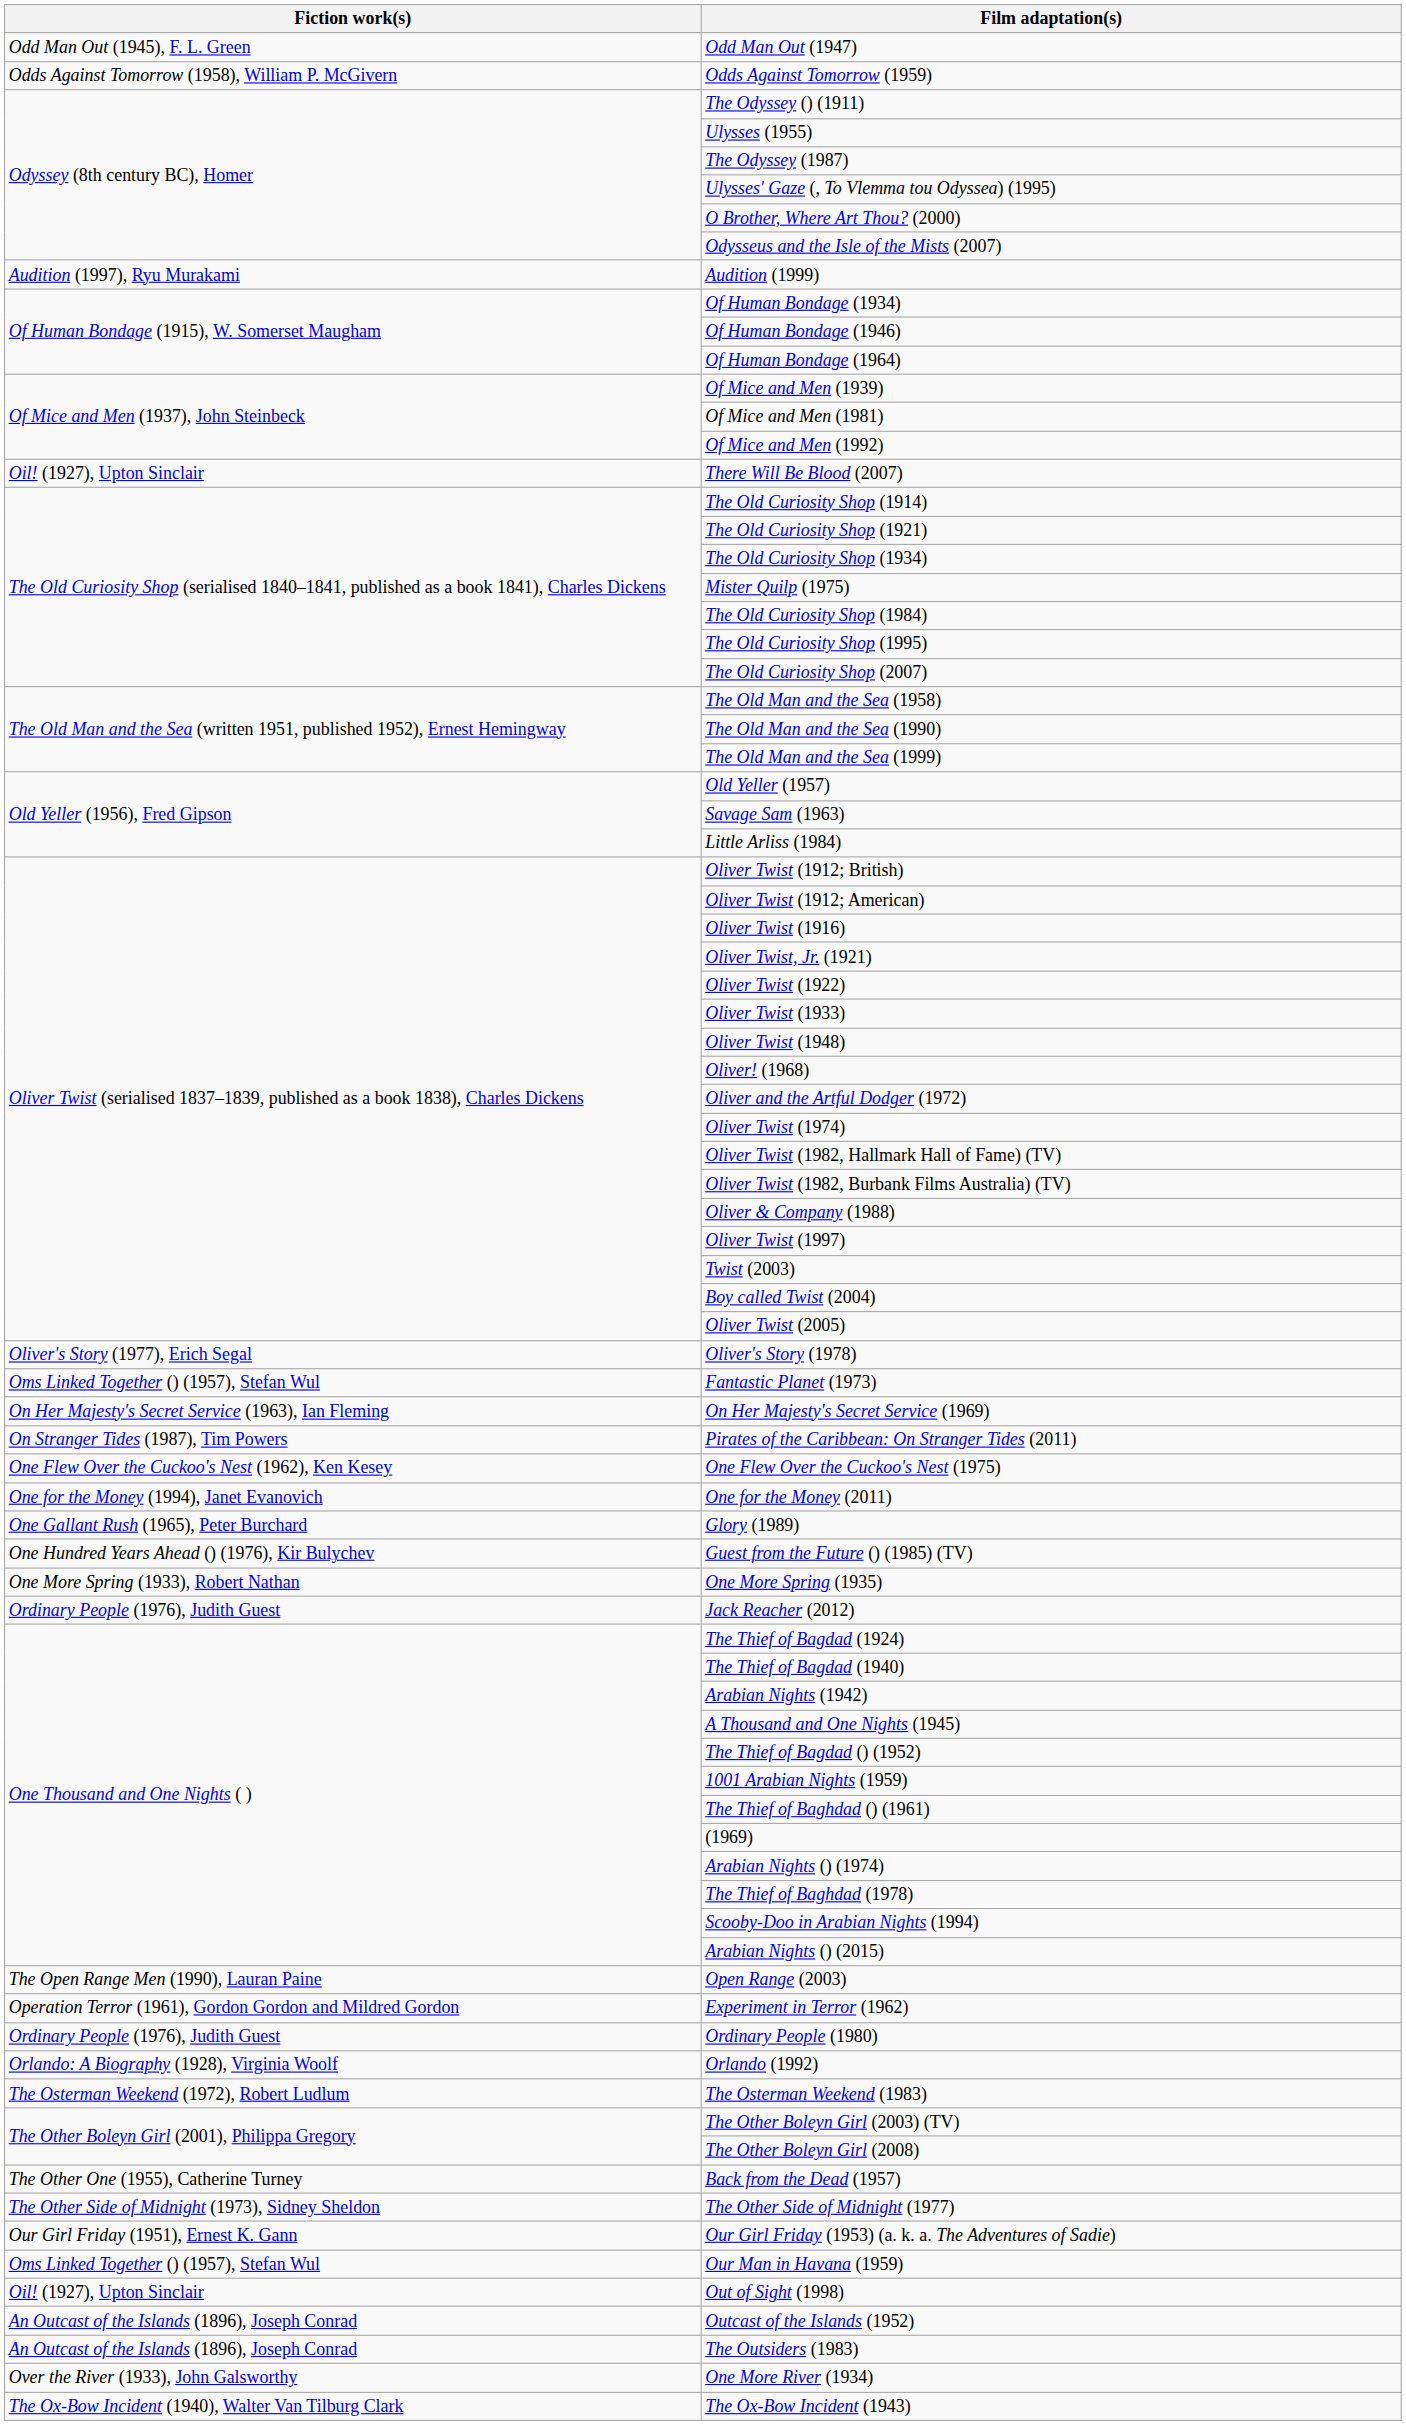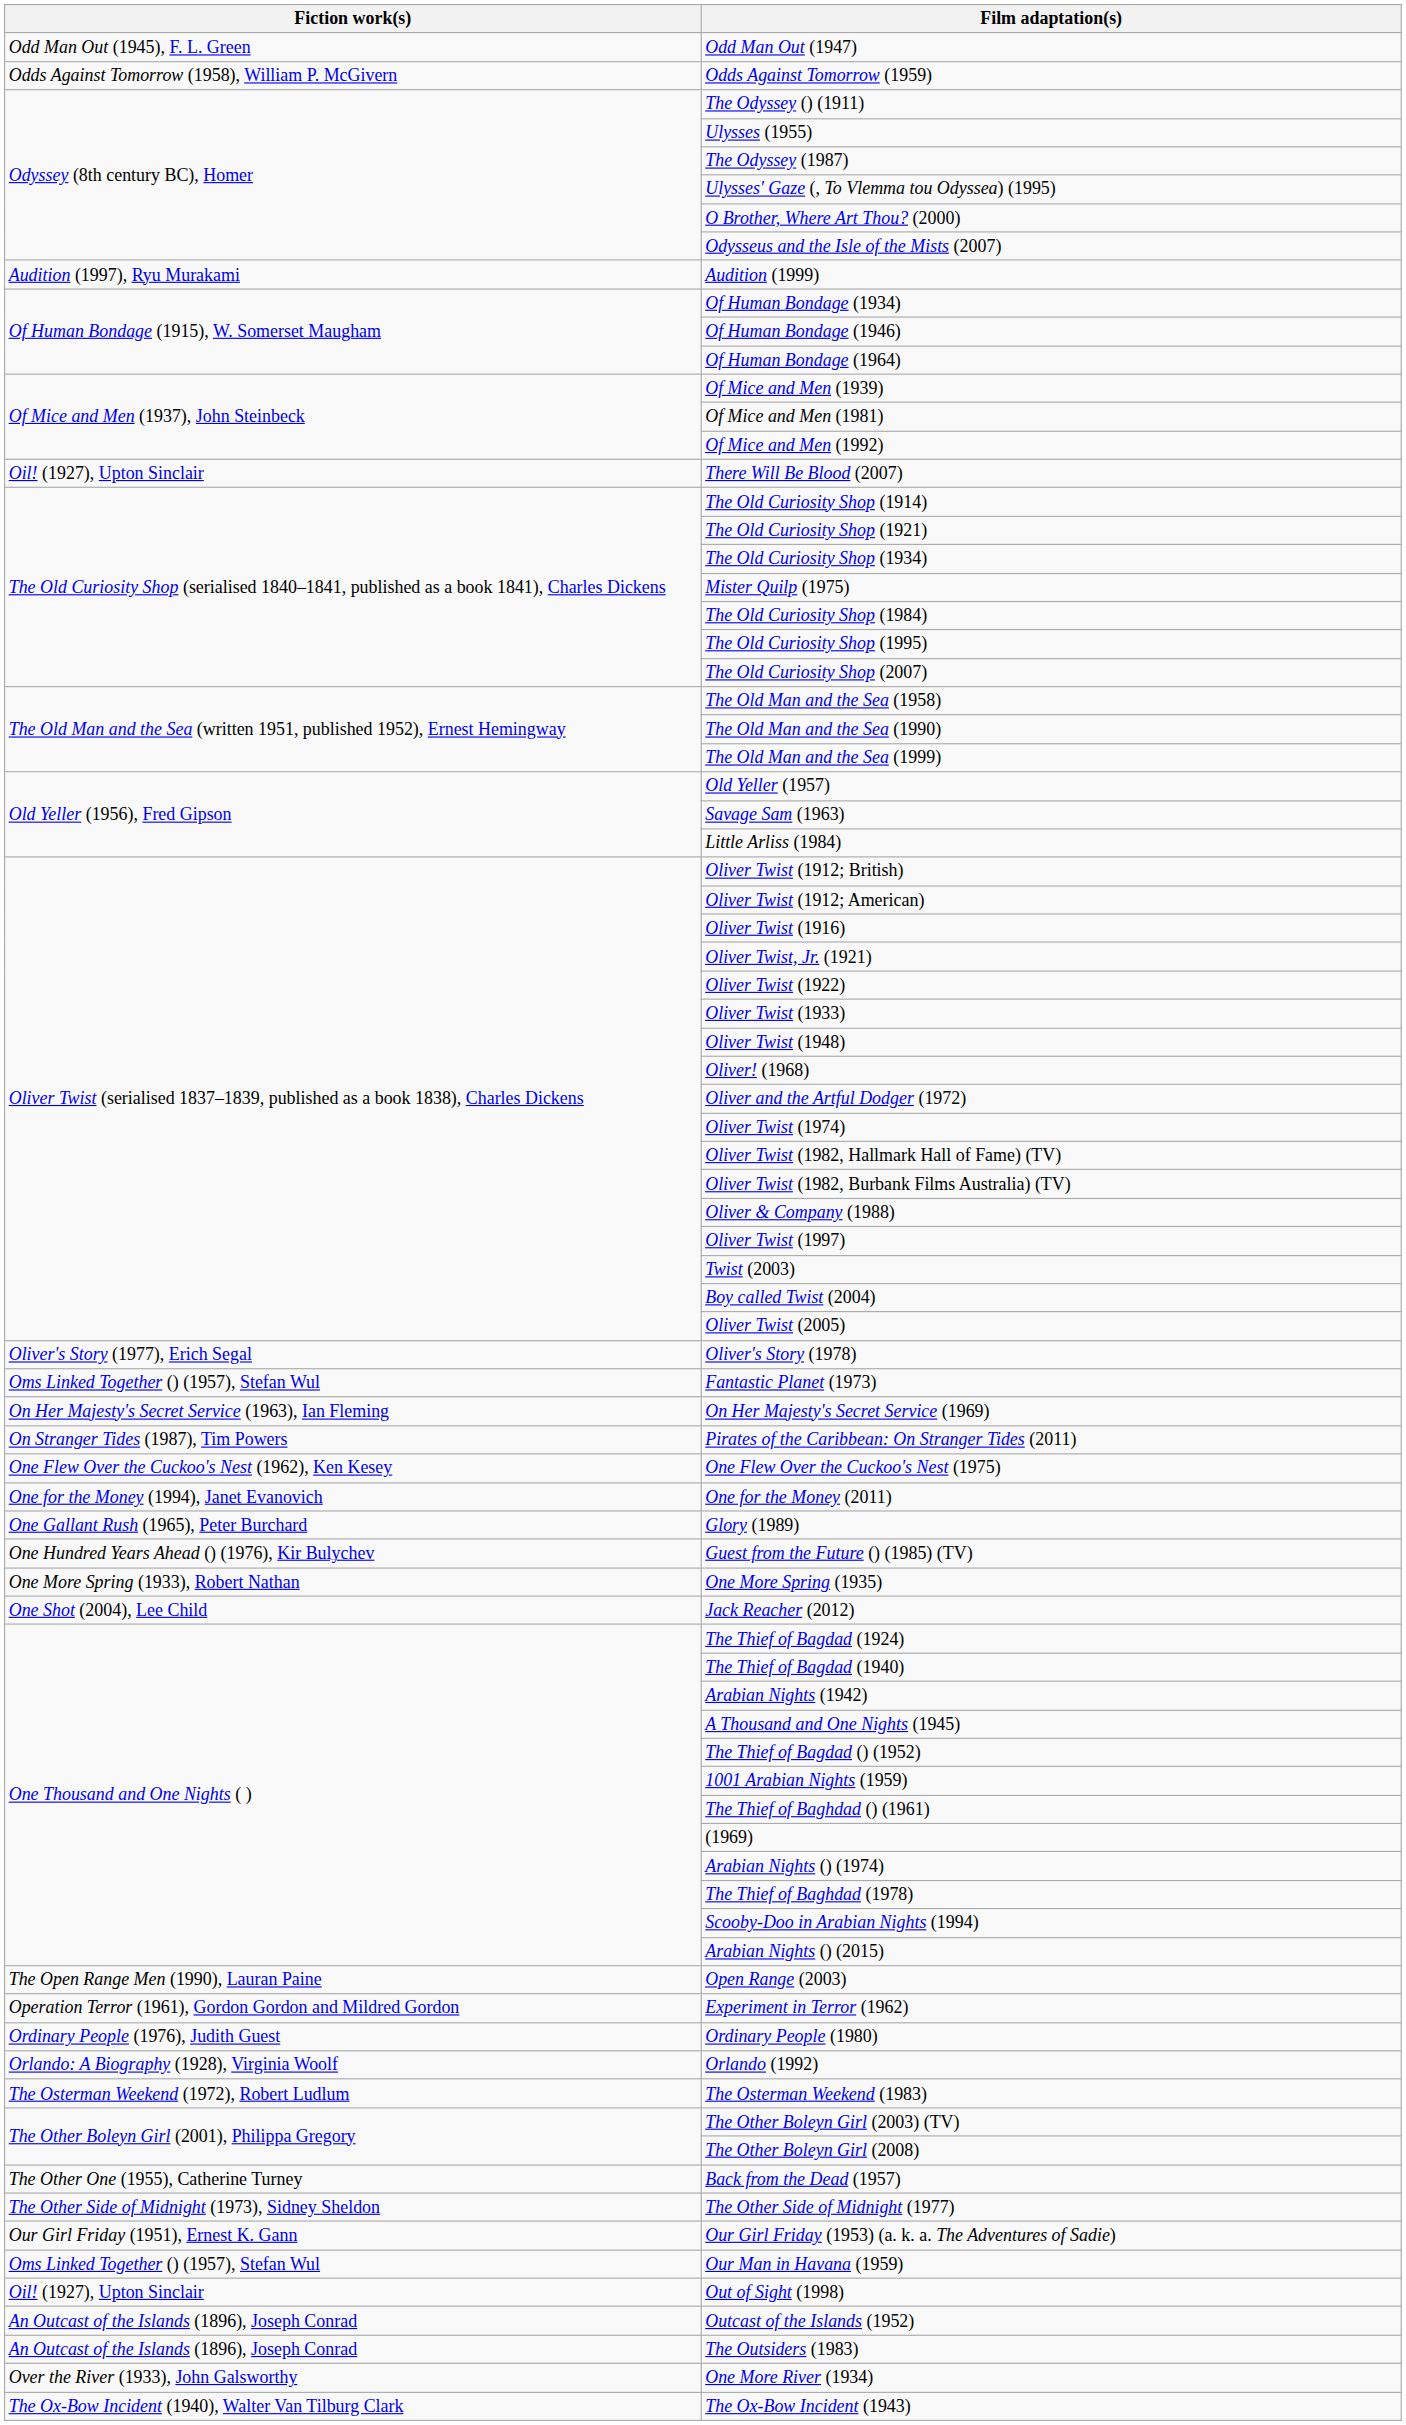(144, 1610) Ordinary People (1976), Judith Guest -> (108, 1610) One Shot (2004), Lee Child
